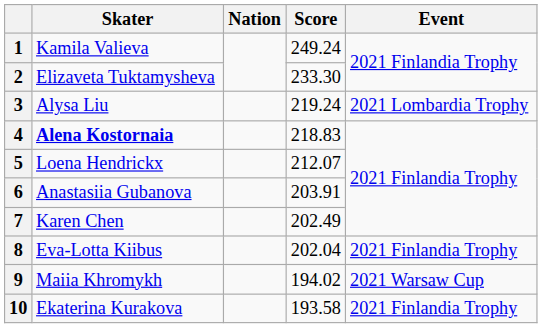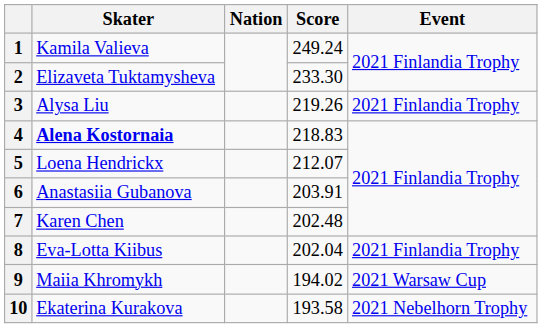(316, 105) 219.24 -> (318, 105) 219.26
(439, 105) 2021 Lombardia Trophy -> (436, 105) 2021 Finlandia Trophy
(316, 221) 202.49 -> (318, 221) 202.48
(434, 308) 2021 Finlandia Trophy -> (440, 308) 2021 Nebelhorn Trophy
